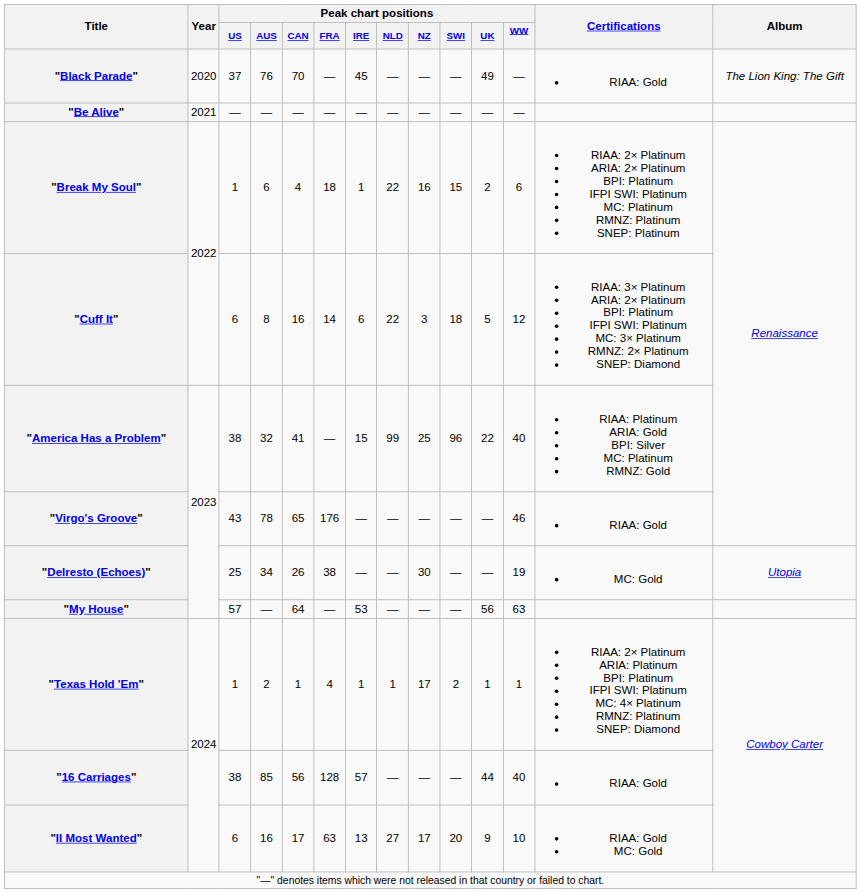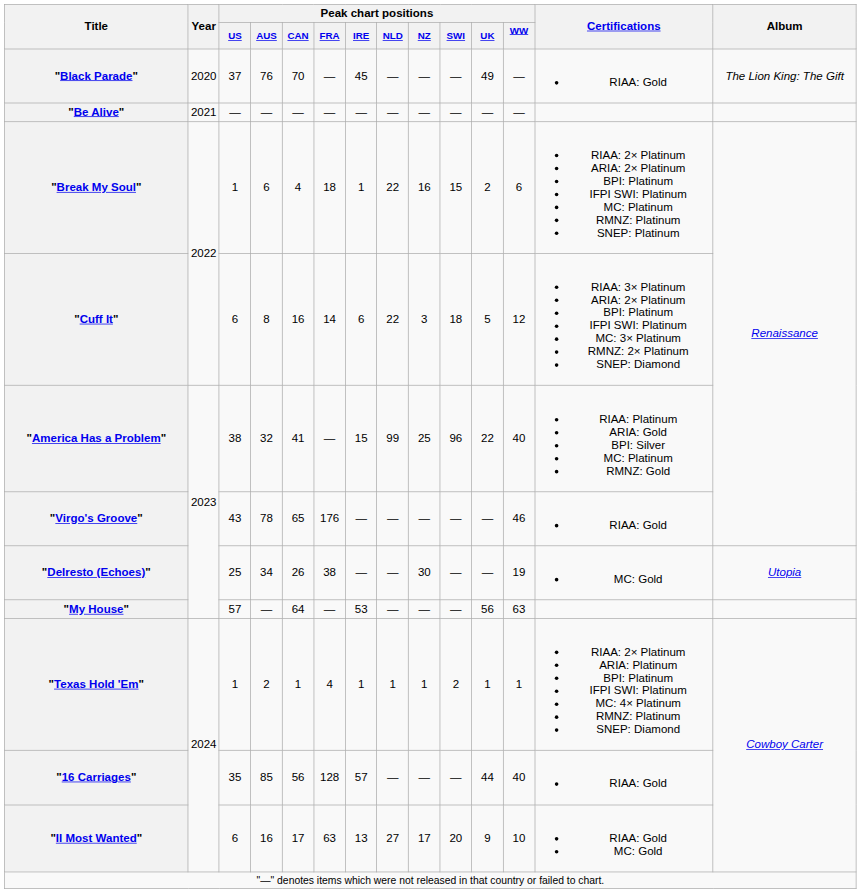(424, 684) 17 -> (424, 684) 1
(235, 777) 38 -> (235, 777) 35
